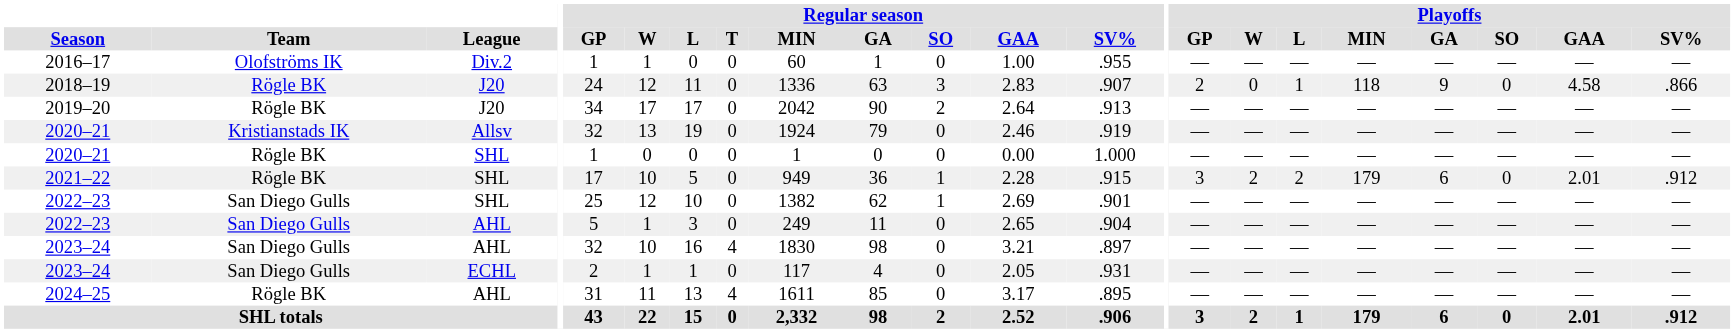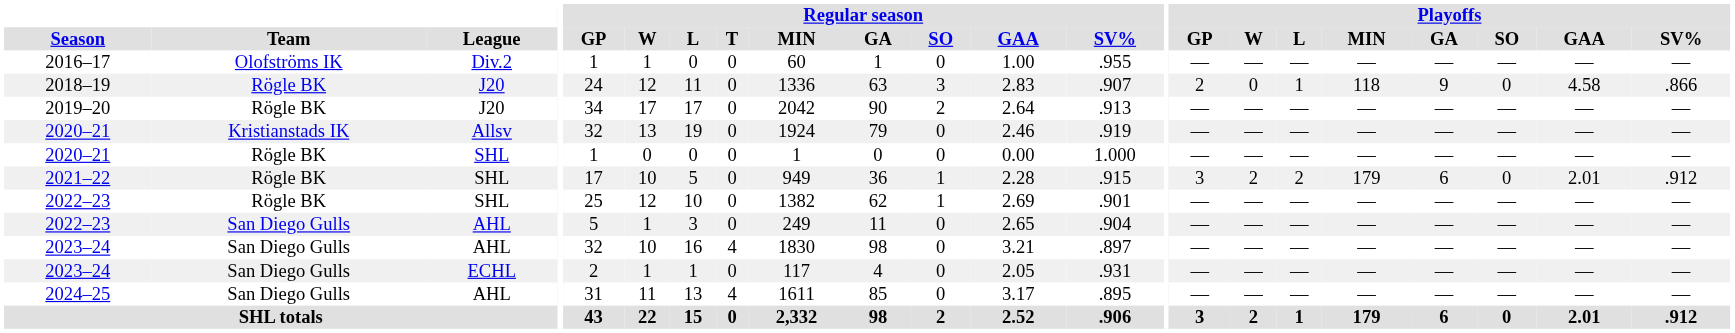(289, 201) San Diego Gulls -> (289, 201) Rögle BK
(289, 293) Rögle BK -> (289, 293) San Diego Gulls
